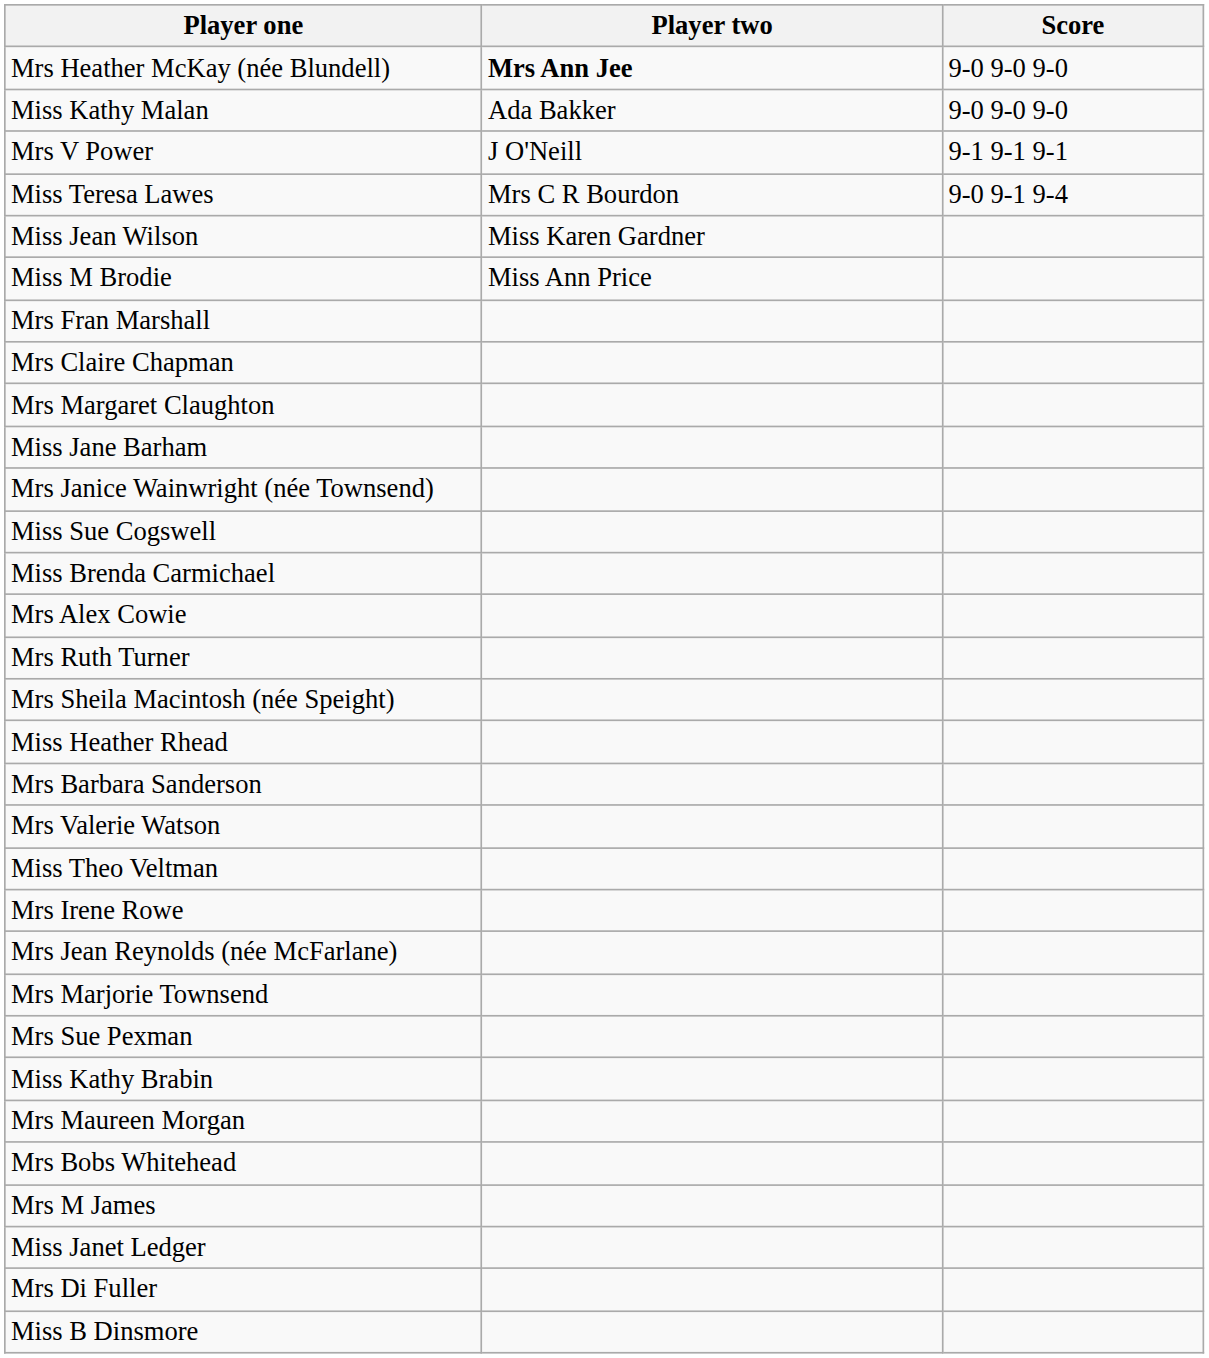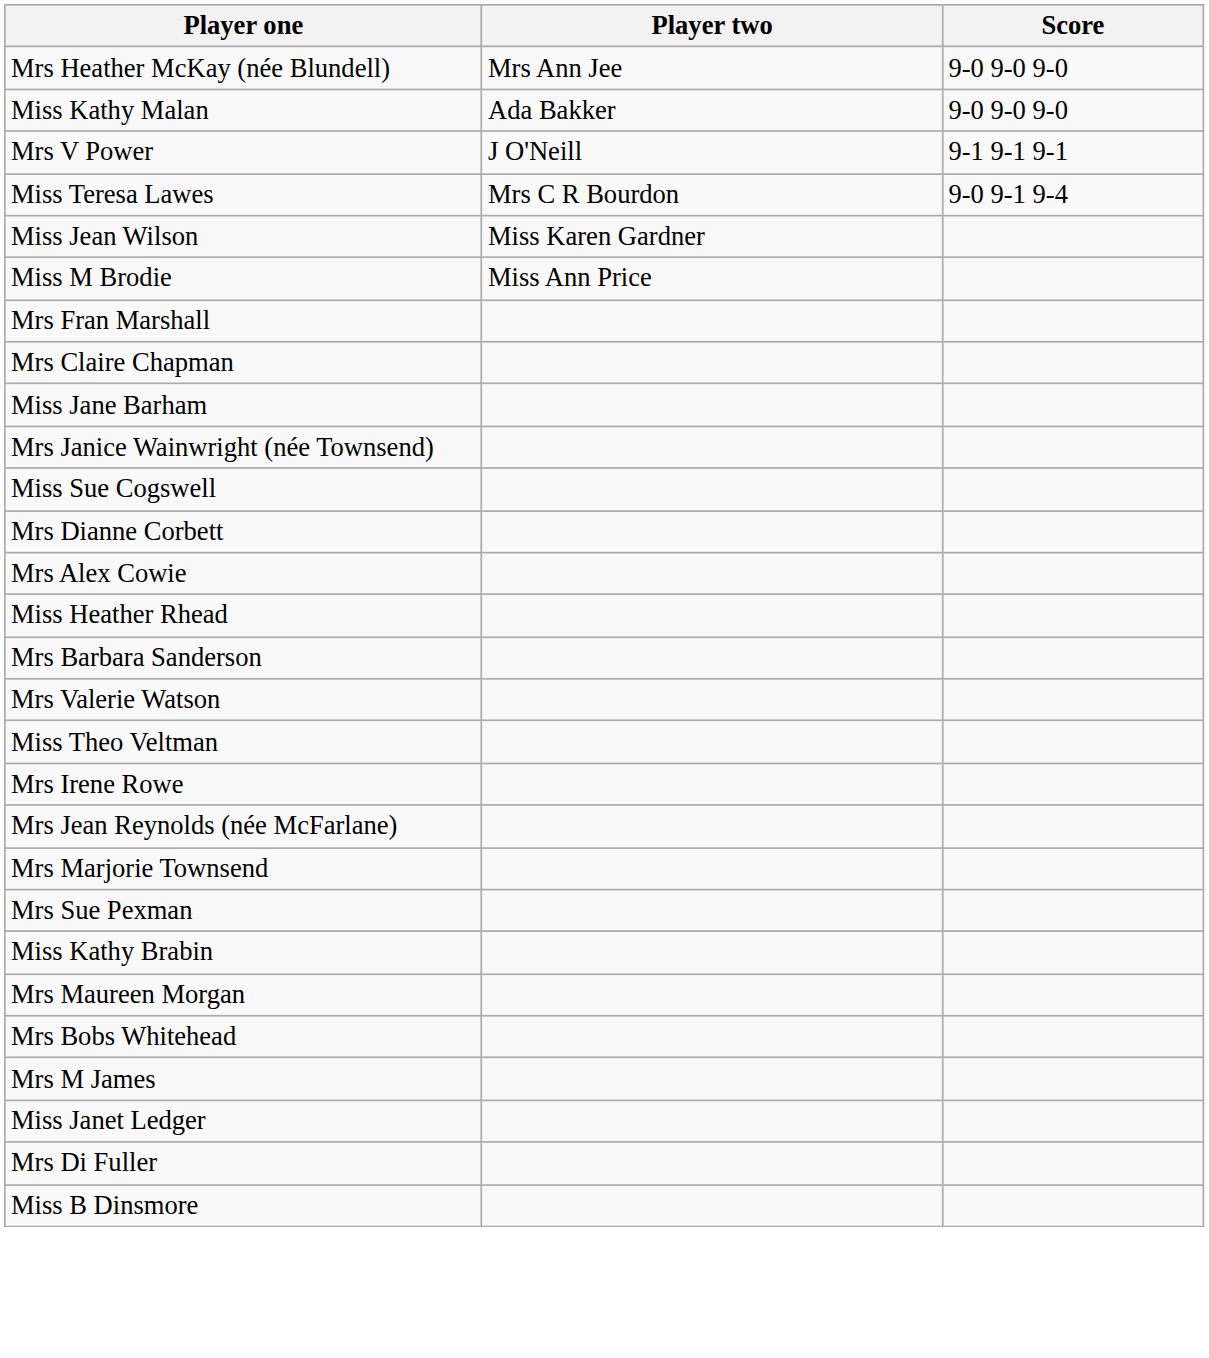(560, 67) bold -> (555, 67) normal
- row: (143, 404)
+ row: (117, 531)
- row: (143, 573)
- row: (100, 657)
- row: (203, 699)
